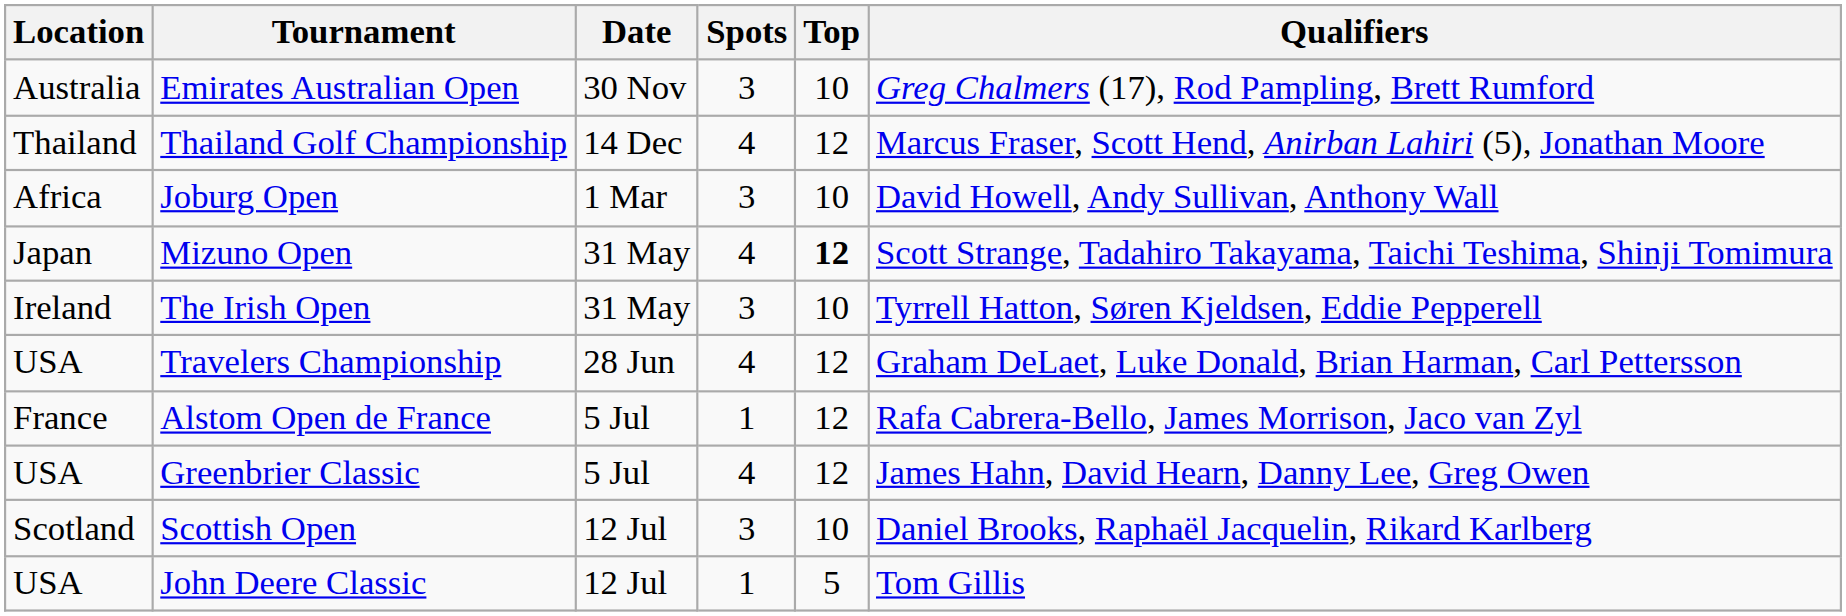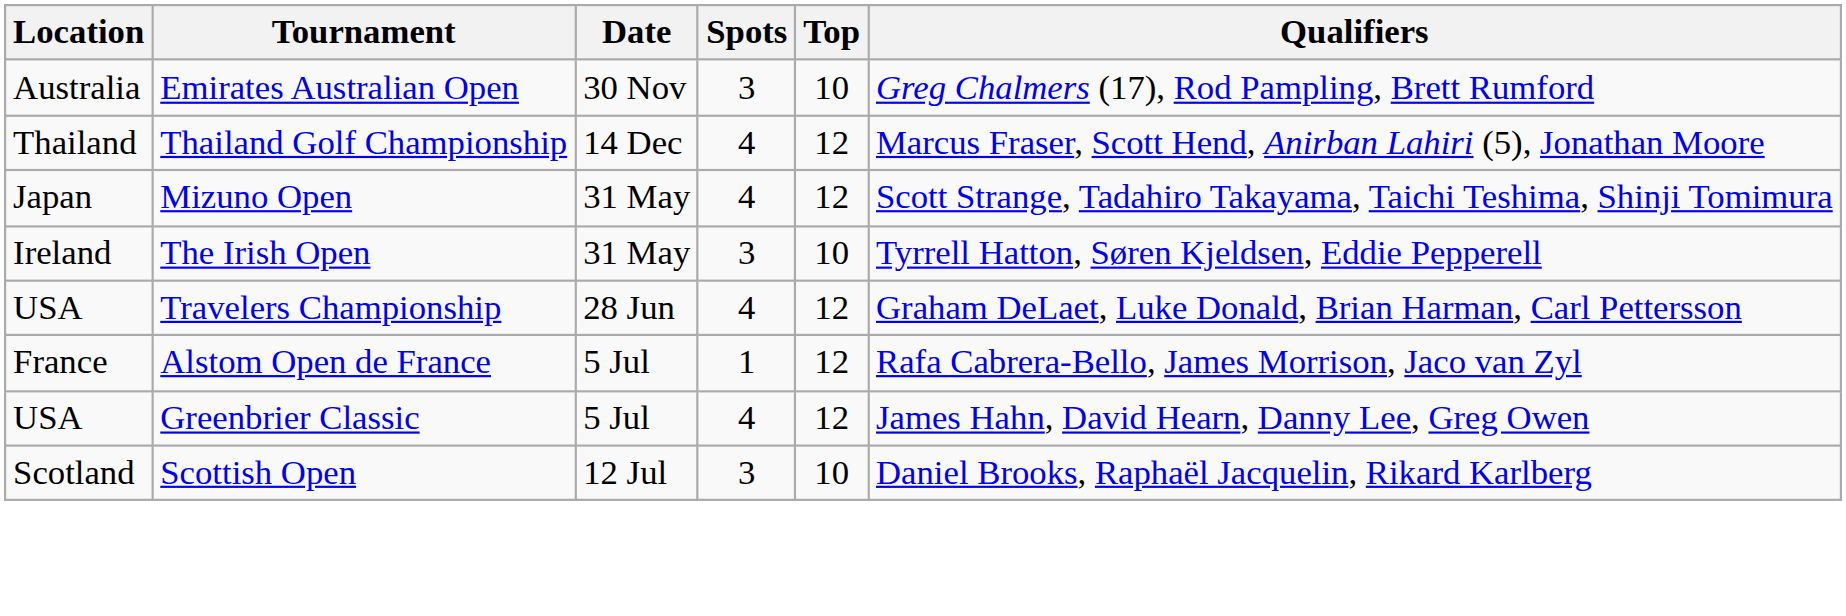- row: (249, 197)
(832, 252) bold -> (832, 197) normal
- row: (293, 582)
